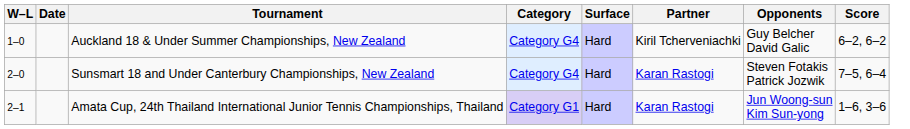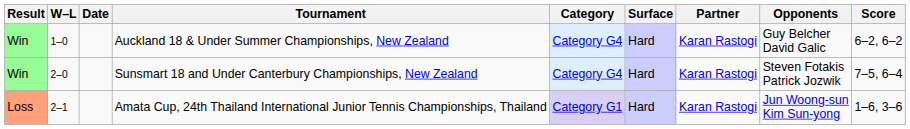+ column: (26, 14)
(688, 40) Kiril Tcherveniachki -> (718, 40) Karan Rastogi
